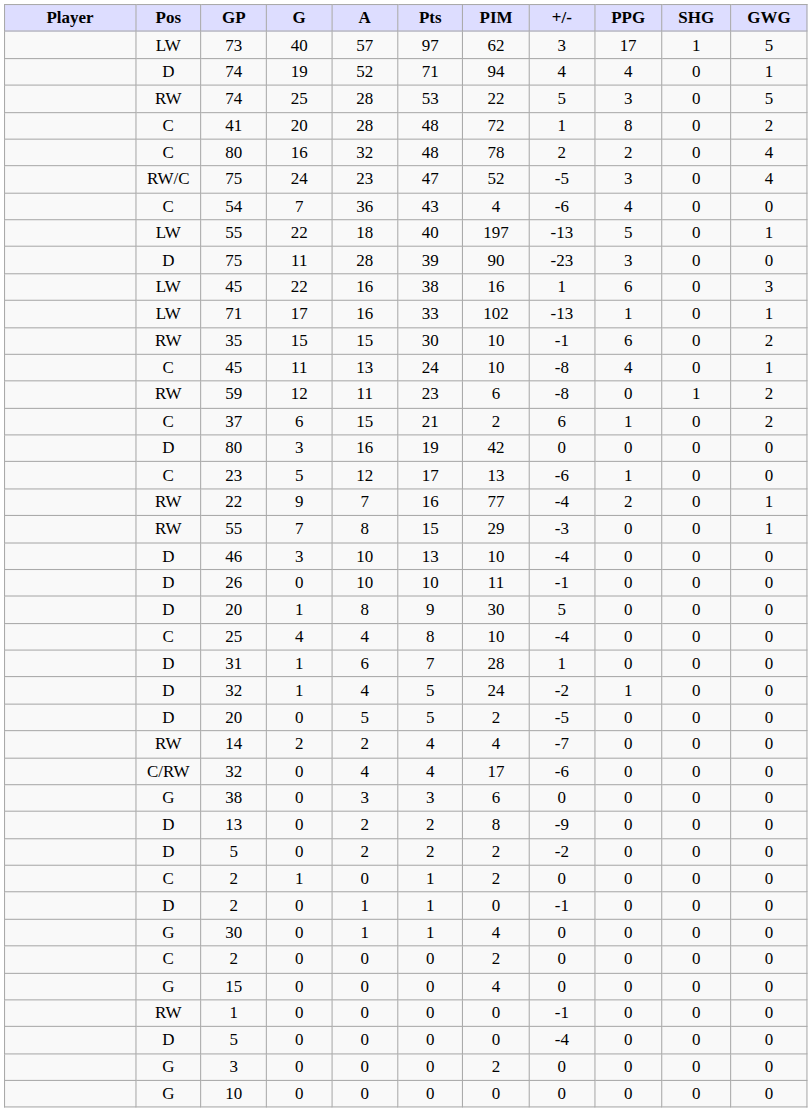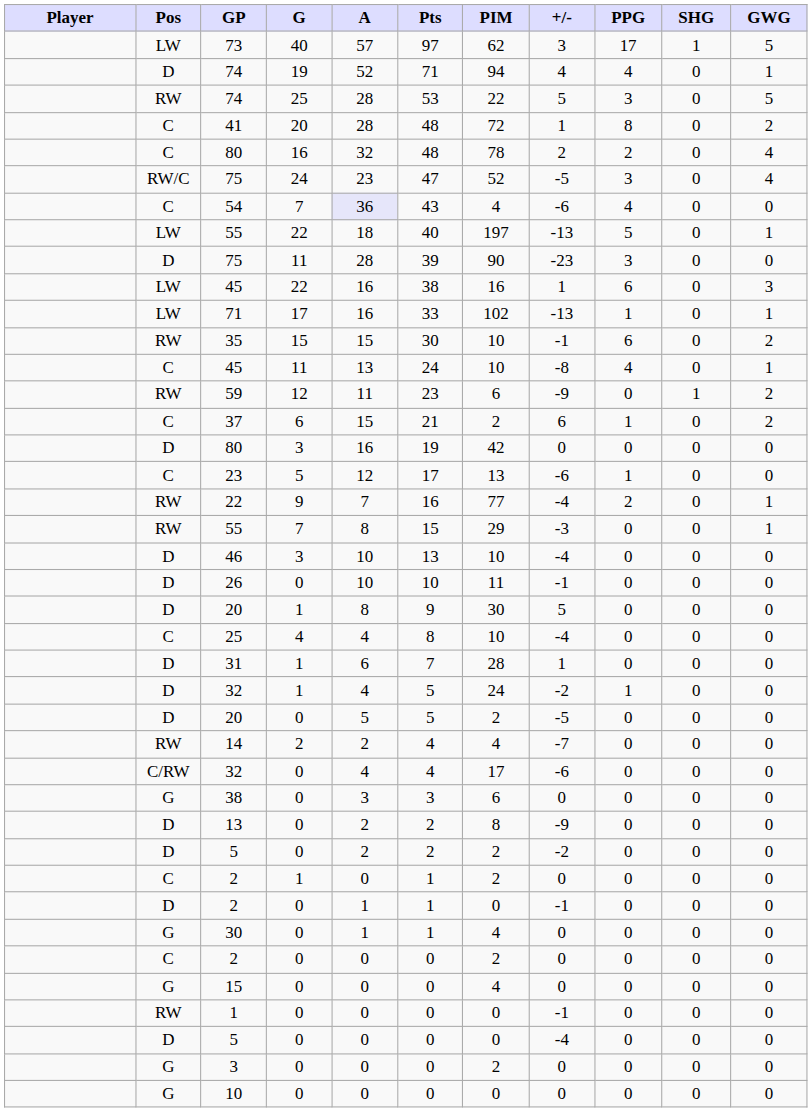(365, 206) no background -> (365, 206) lavender background
(562, 394) -8 -> (562, 394) -9
